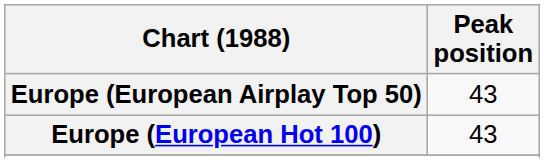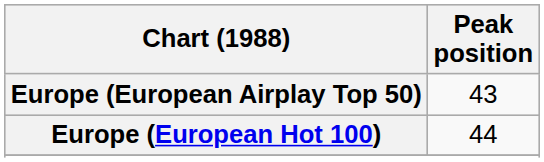(483, 134) 43 -> (483, 134) 44
